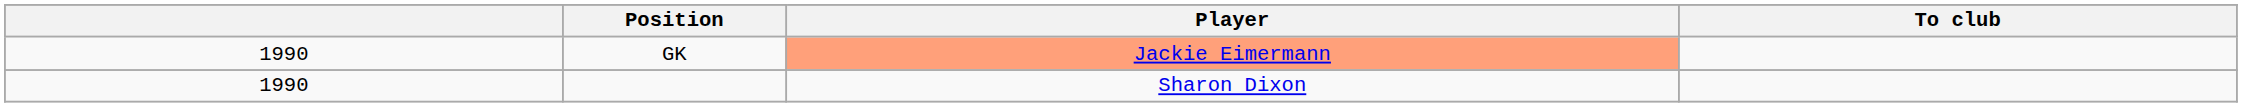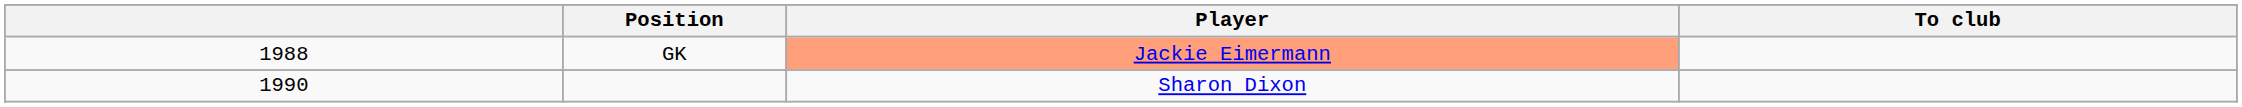(284, 54) 1990 -> (284, 54) 1988
